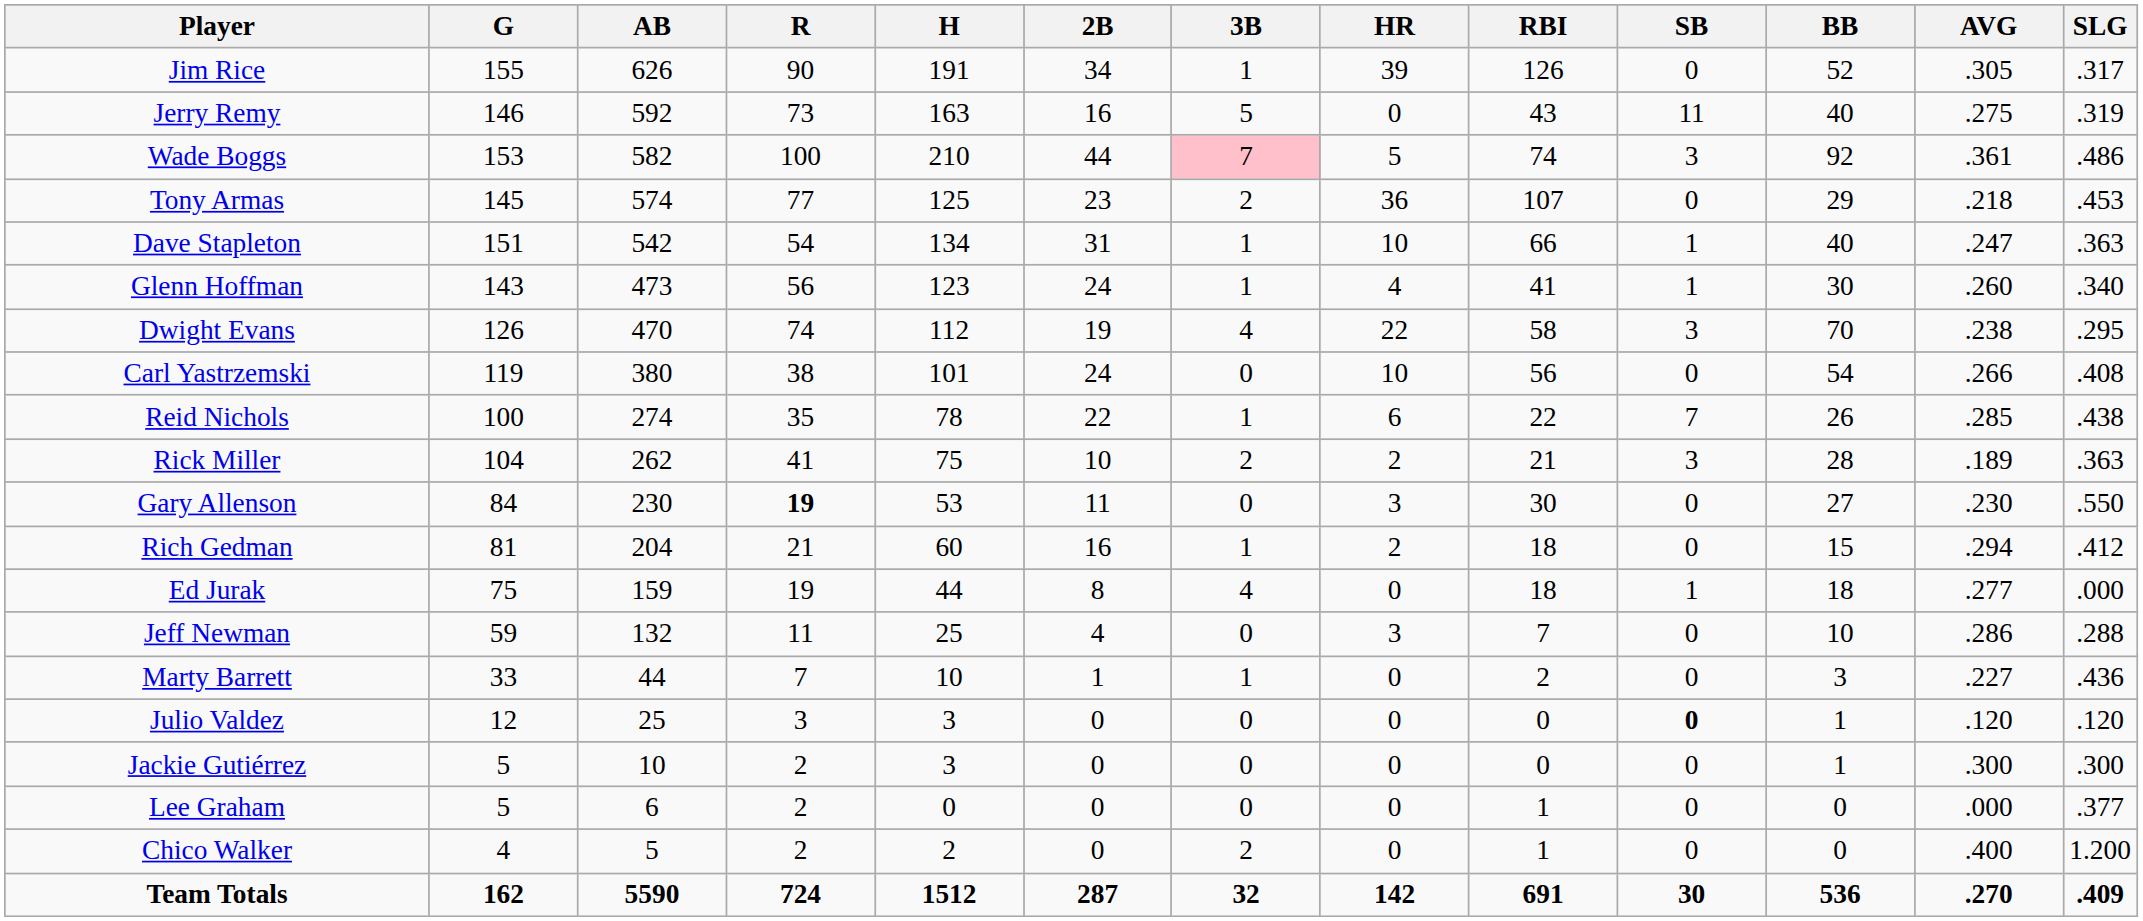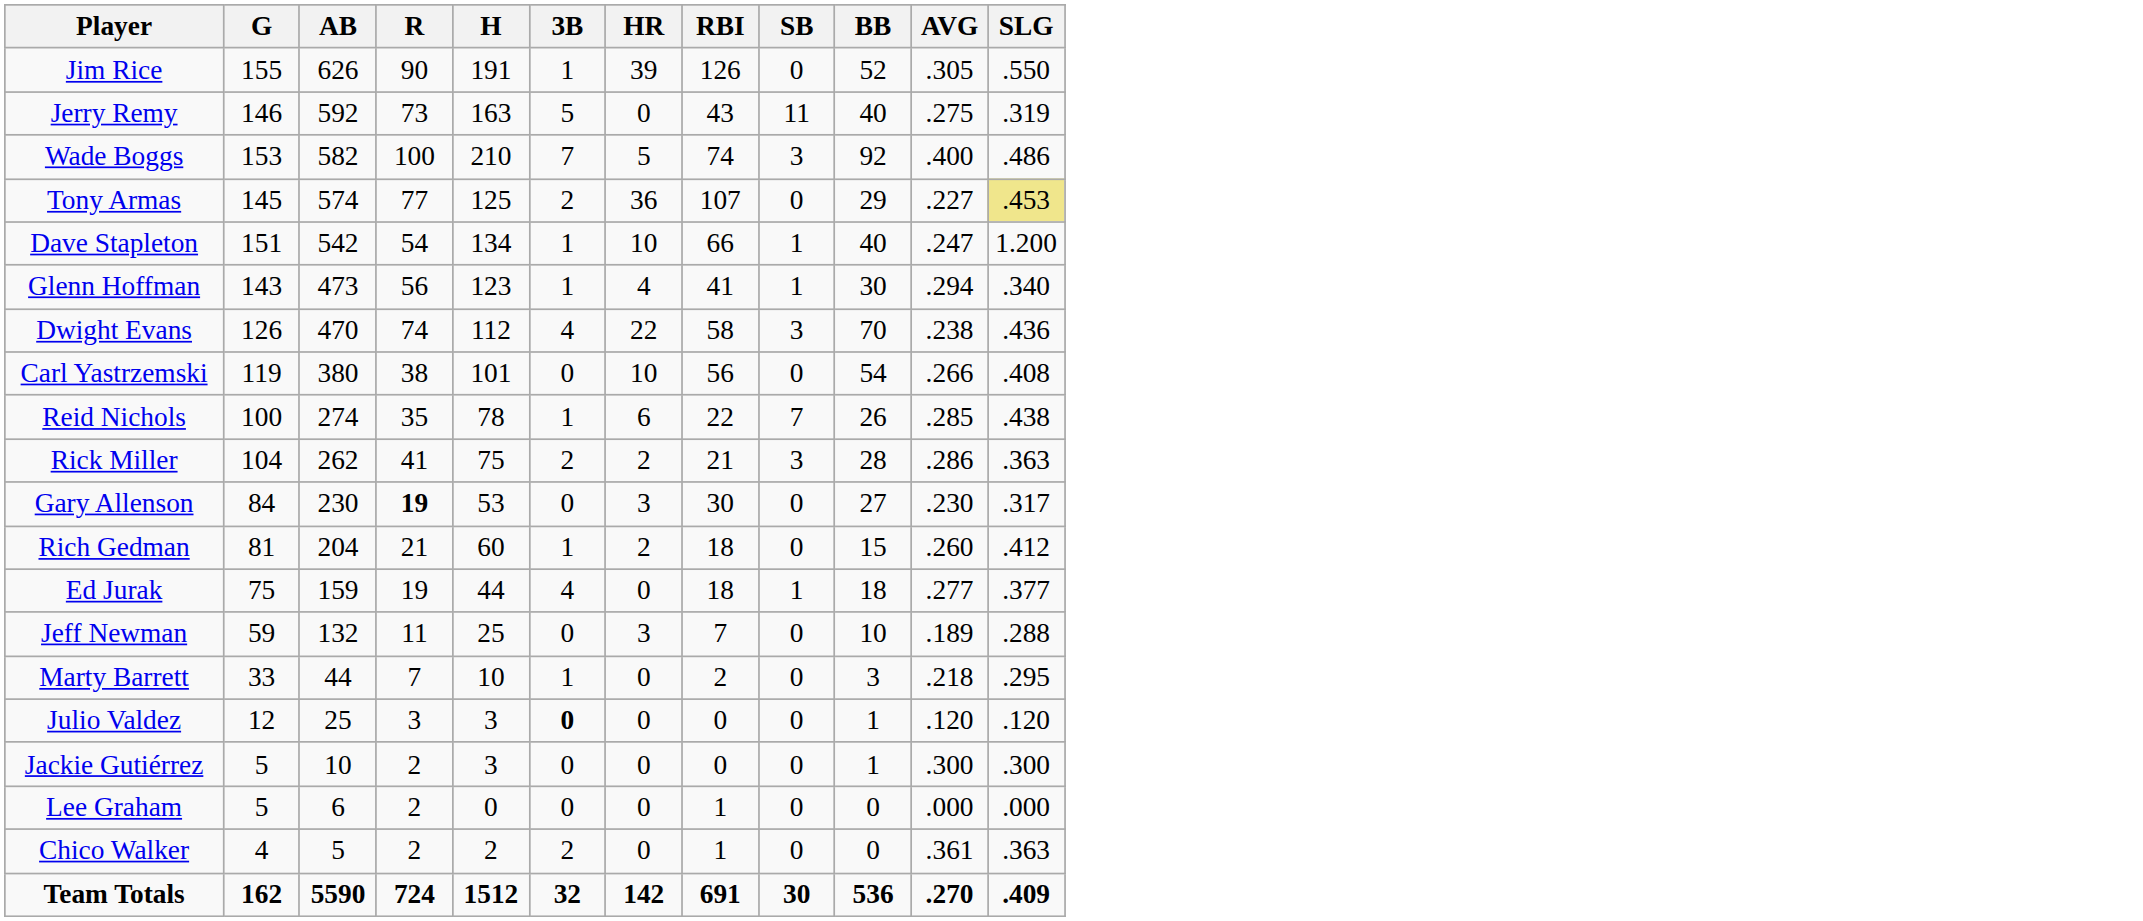- column: (1098, 26)
(2100, 69) .317 -> (1026, 69) .550
(1246, 156) pink background -> (567, 156) no background
(1989, 156) .361 -> (950, 156) .400
(1989, 199) .218 -> (950, 199) .227
(2100, 199) no background -> (1026, 199) khaki background
(2100, 243) .363 -> (1026, 243) 1.200
(1989, 286) .260 -> (950, 286) .294
(2100, 329) .295 -> (1026, 329) .436
(1989, 460) .189 -> (950, 460) .286
(2100, 503) .550 -> (1026, 503) .317
(1989, 546) .294 -> (950, 546) .260
(2100, 590) .000 -> (1026, 590) .377
(1989, 633) .286 -> (950, 633) .189
(1989, 677) .227 -> (950, 677) .218
(2100, 677) .436 -> (1026, 677) .295
(1246, 720) normal -> (567, 720) bold
(1692, 720) bold -> (797, 720) normal
(2100, 807) .377 -> (1026, 807) .000
(1989, 850) .400 -> (950, 850) .361
(2100, 850) 1.200 -> (1026, 850) .363
